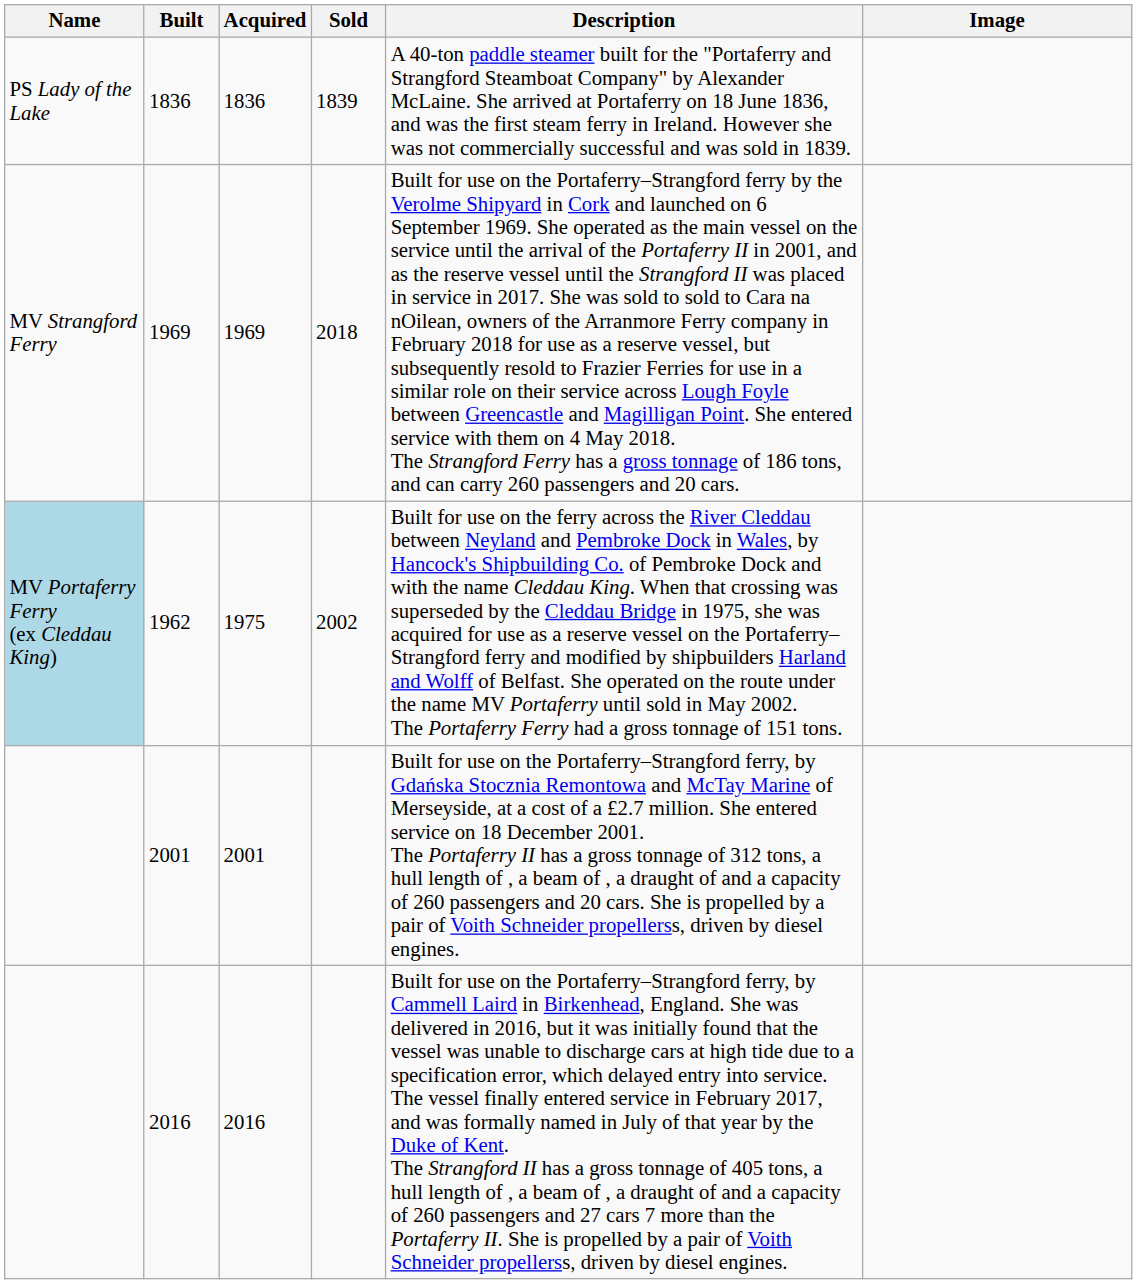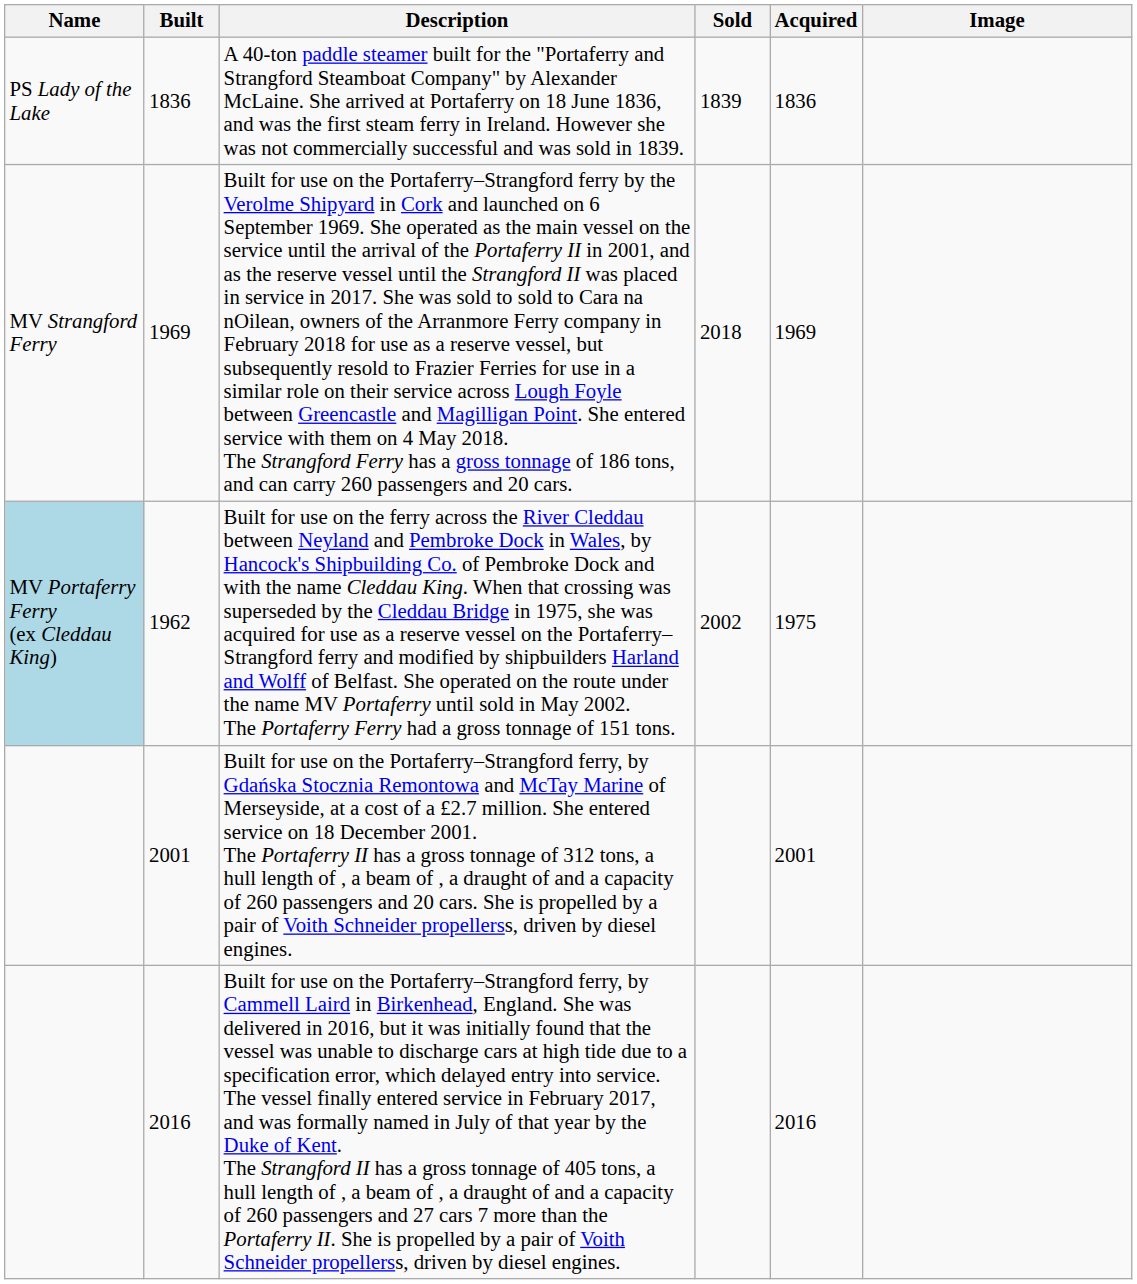columns swapped: (265, 20) <-> (624, 20)
